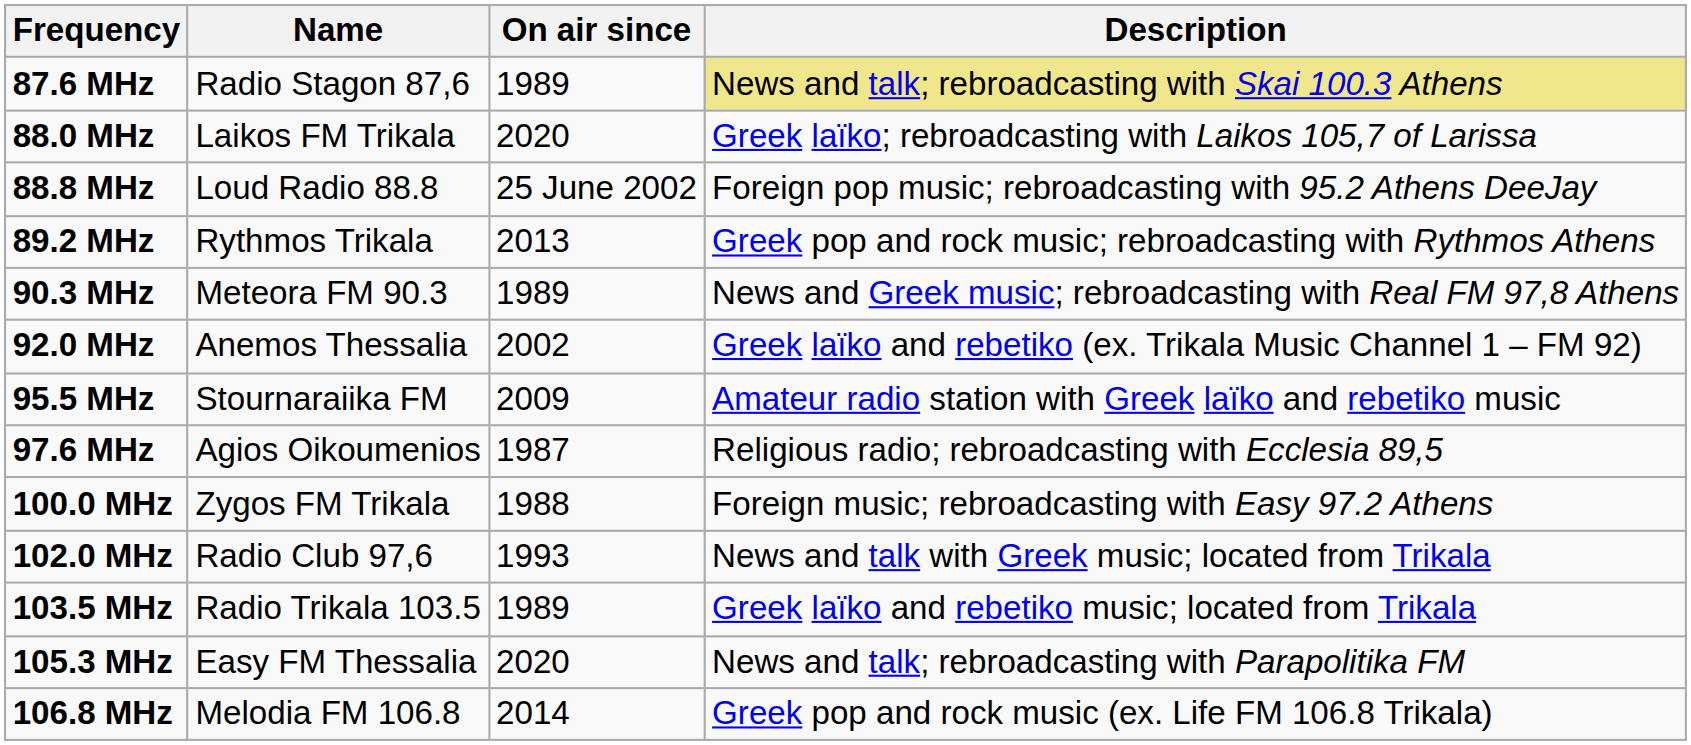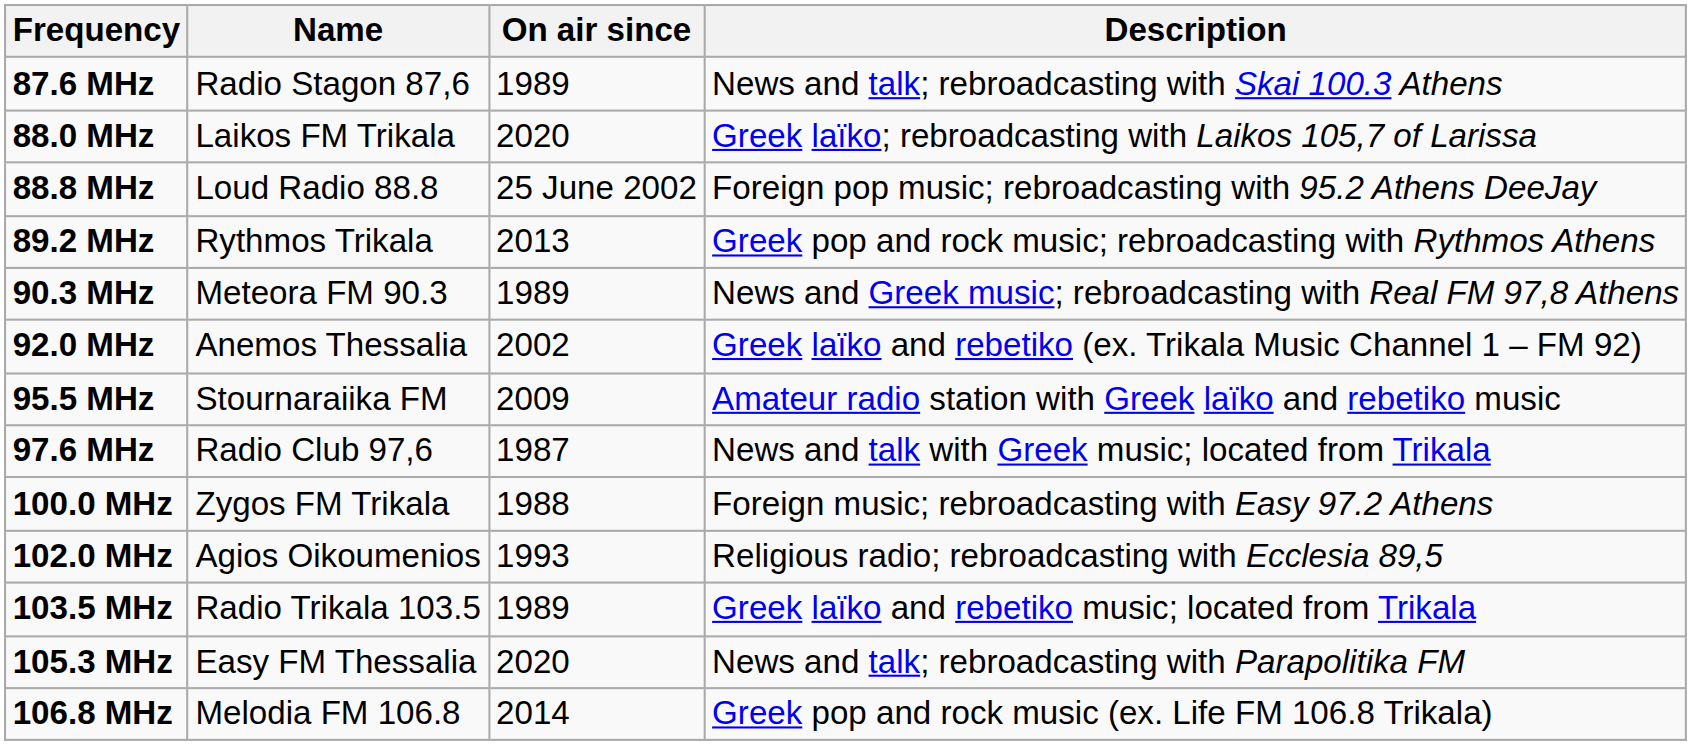(1107, 83) khaki background -> (1107, 83) no background
(338, 450) Agios Oikoumenios -> (314, 450) Radio Club 97,6
(1078, 450) Religious radio; rebroadcasting with Ecclesia 89,5 -> (1101, 450) News and talk with Greek music; located from Trikala
(314, 556) Radio Club 97,6 -> (338, 556) Agios Oikoumenios
(1101, 556) News and talk with Greek music; located from Trikala -> (1078, 556) Religious radio; rebroadcasting with Ecclesia 89,5
